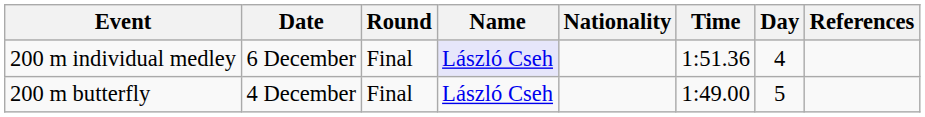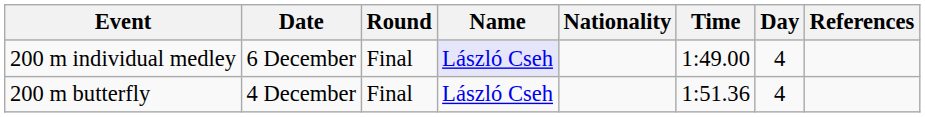(716, 58) 1:51.36 -> (716, 58) 1:49.00
(716, 93) 1:49.00 -> (716, 93) 1:51.36
(780, 93) 5 -> (780, 93) 4
